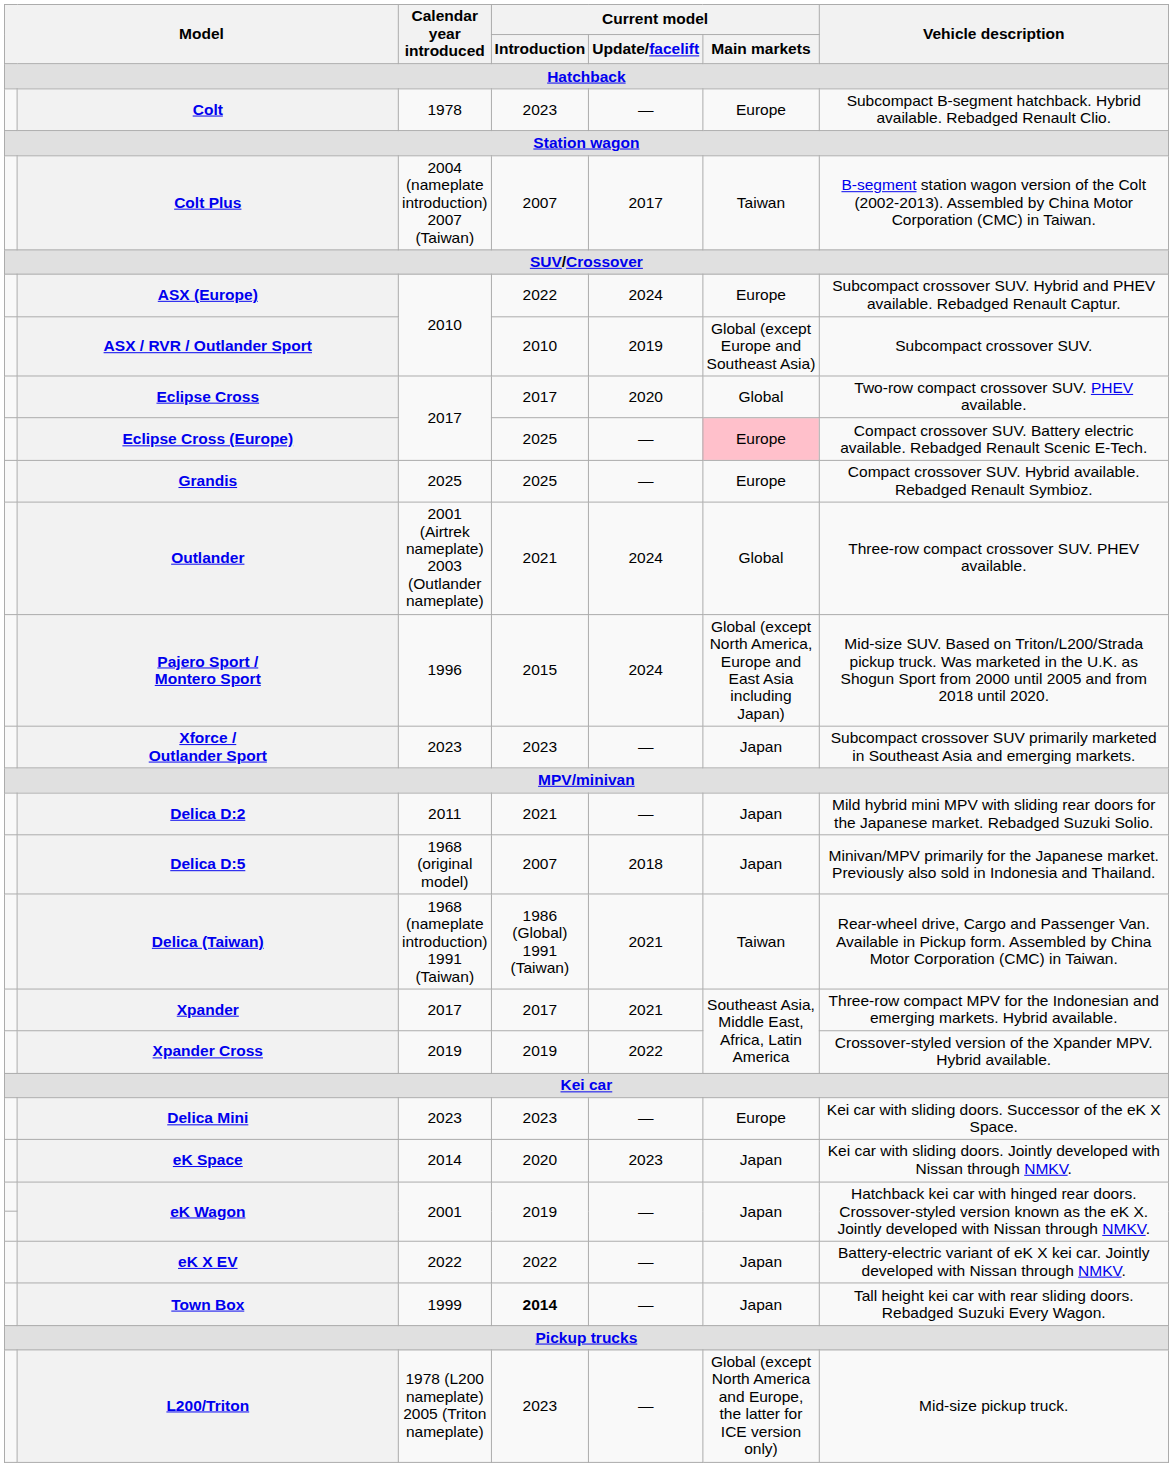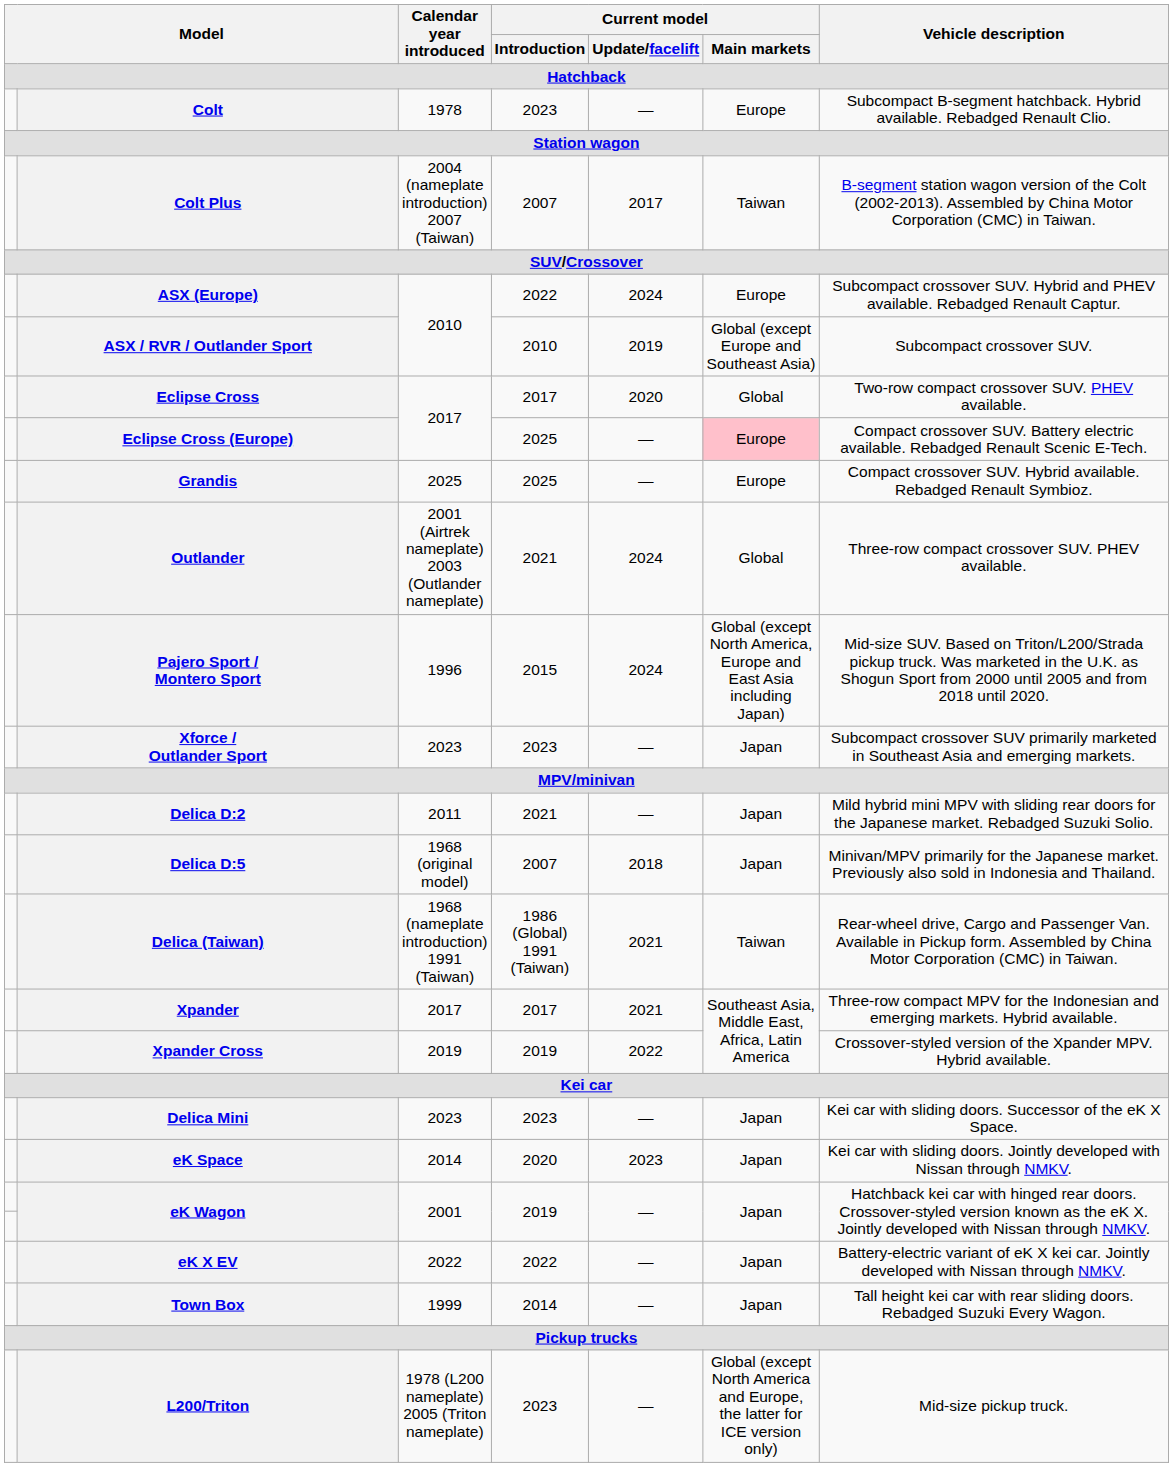(761, 1118) Europe -> (761, 1118) Japan
(540, 1304) bold -> (540, 1304) normal
